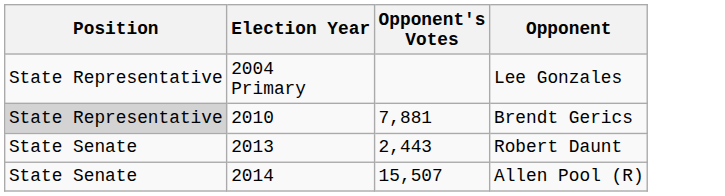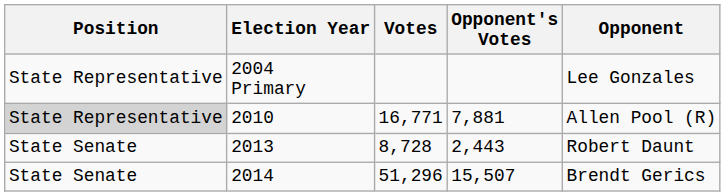+ column: (411, 29)
(563, 118) Brendt Gerics -> (641, 118) Allen Pool (R)
(569, 176) Allen Pool (R) -> (636, 176) Brendt Gerics
